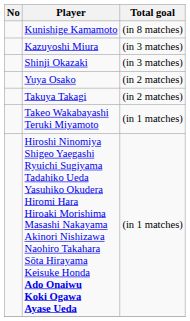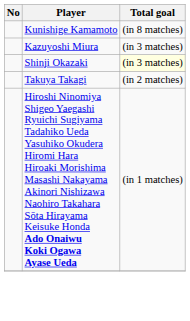(153, 63) no background -> (153, 63) lightyellow background
- row: (50, 79)
- row: (67, 119)
